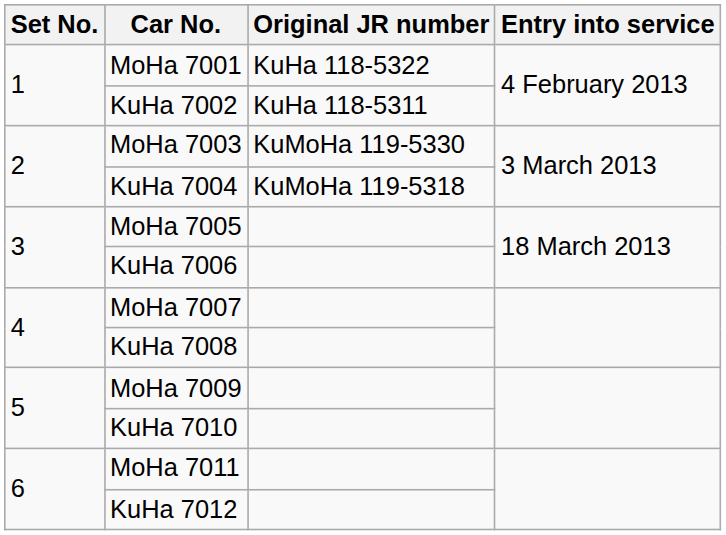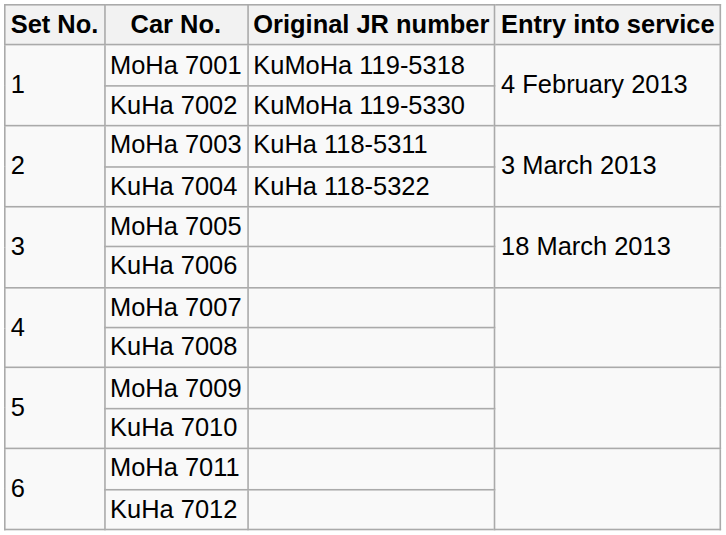(341, 65) KuHa 118-5322 -> (359, 65) KuMoHa 119-5318
(341, 105) KuHa 118-5311 -> (359, 105) KuMoHa 119-5330
(359, 145) KuMoHa 119-5330 -> (341, 145) KuHa 118-5311
(359, 186) KuMoHa 119-5318 -> (341, 186) KuHa 118-5322
